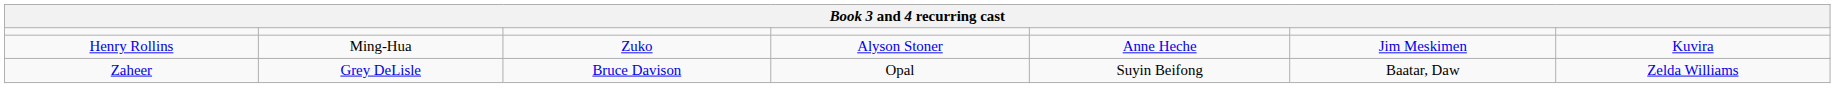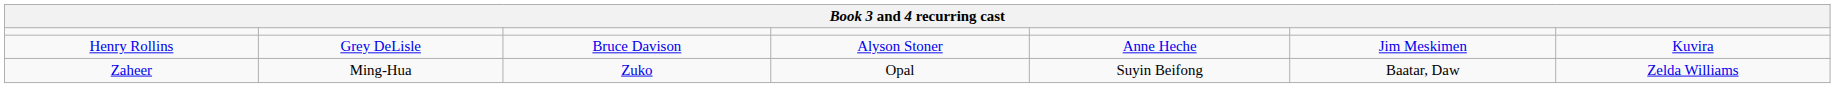(381, 46) Ming-Hua -> (381, 46) Grey DeLisle
(637, 46) Zuko -> (637, 46) Bruce Davison
(381, 70) Grey DeLisle -> (381, 70) Ming-Hua
(637, 70) Bruce Davison -> (637, 70) Zuko
